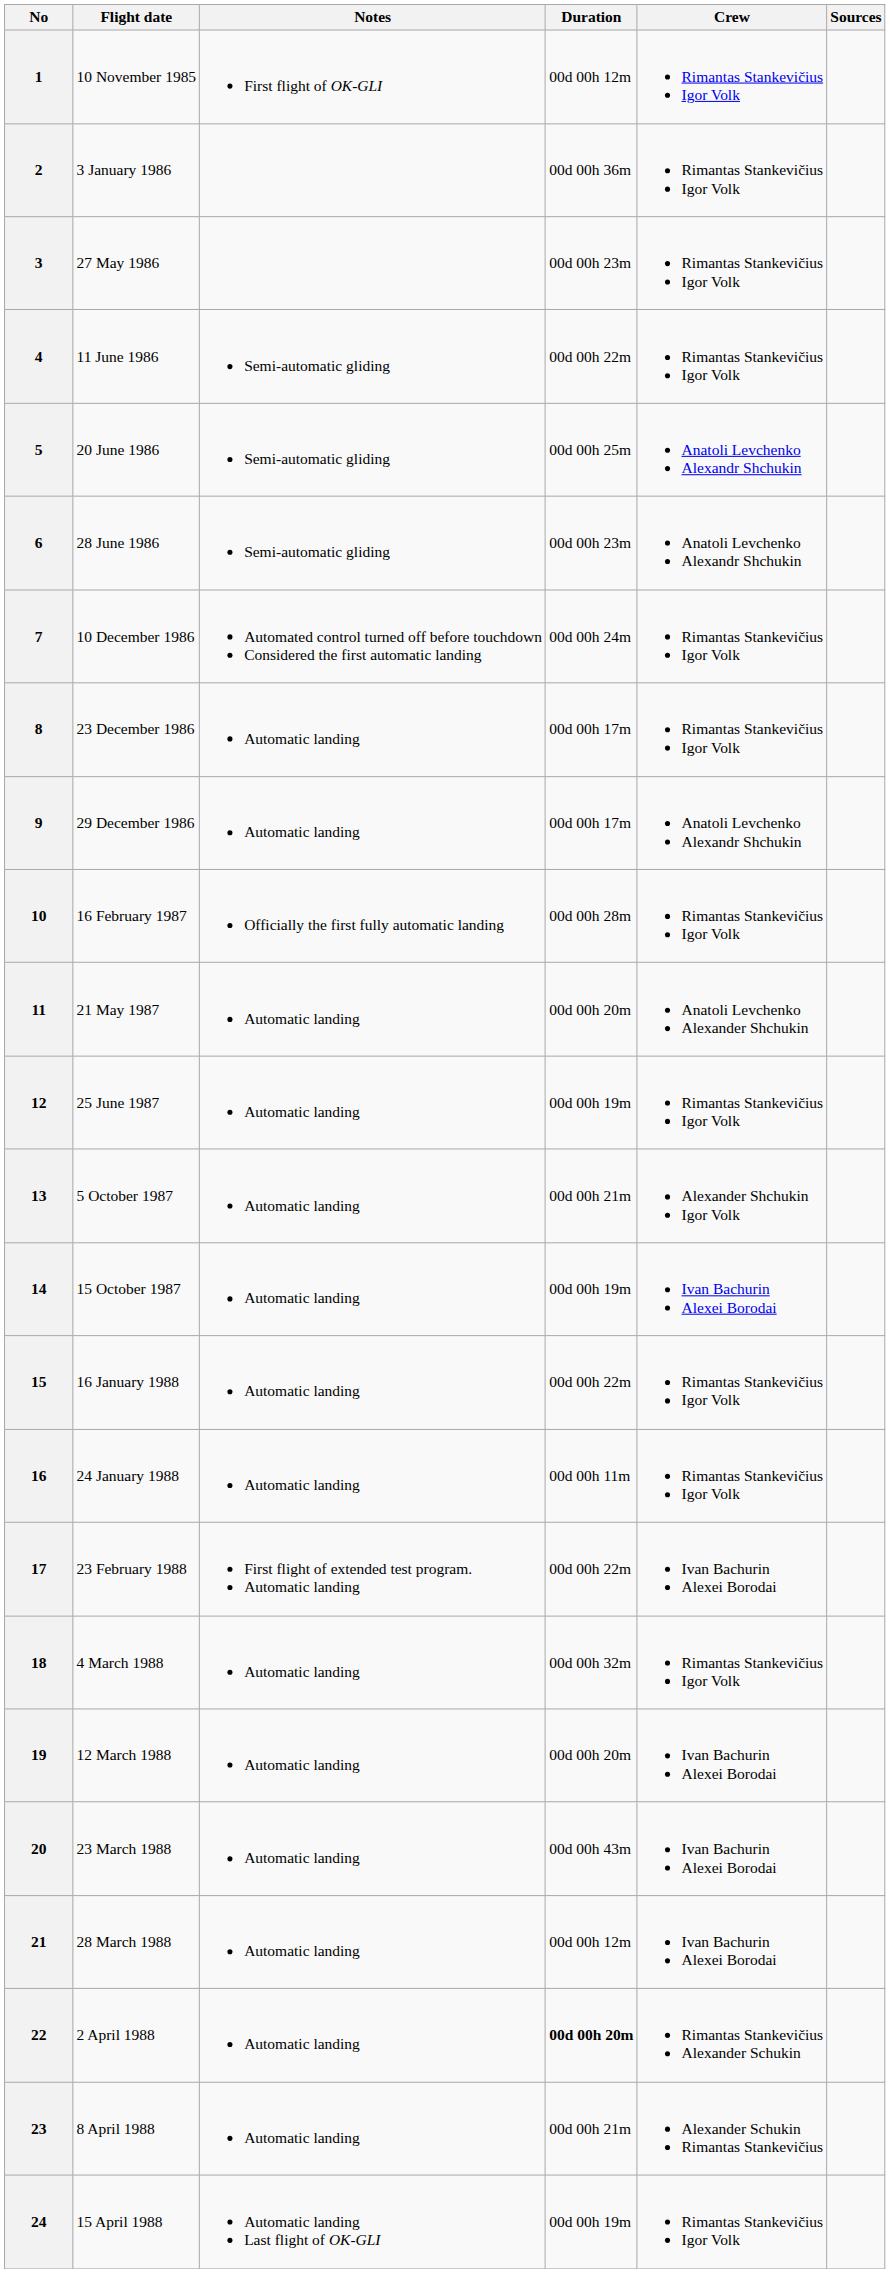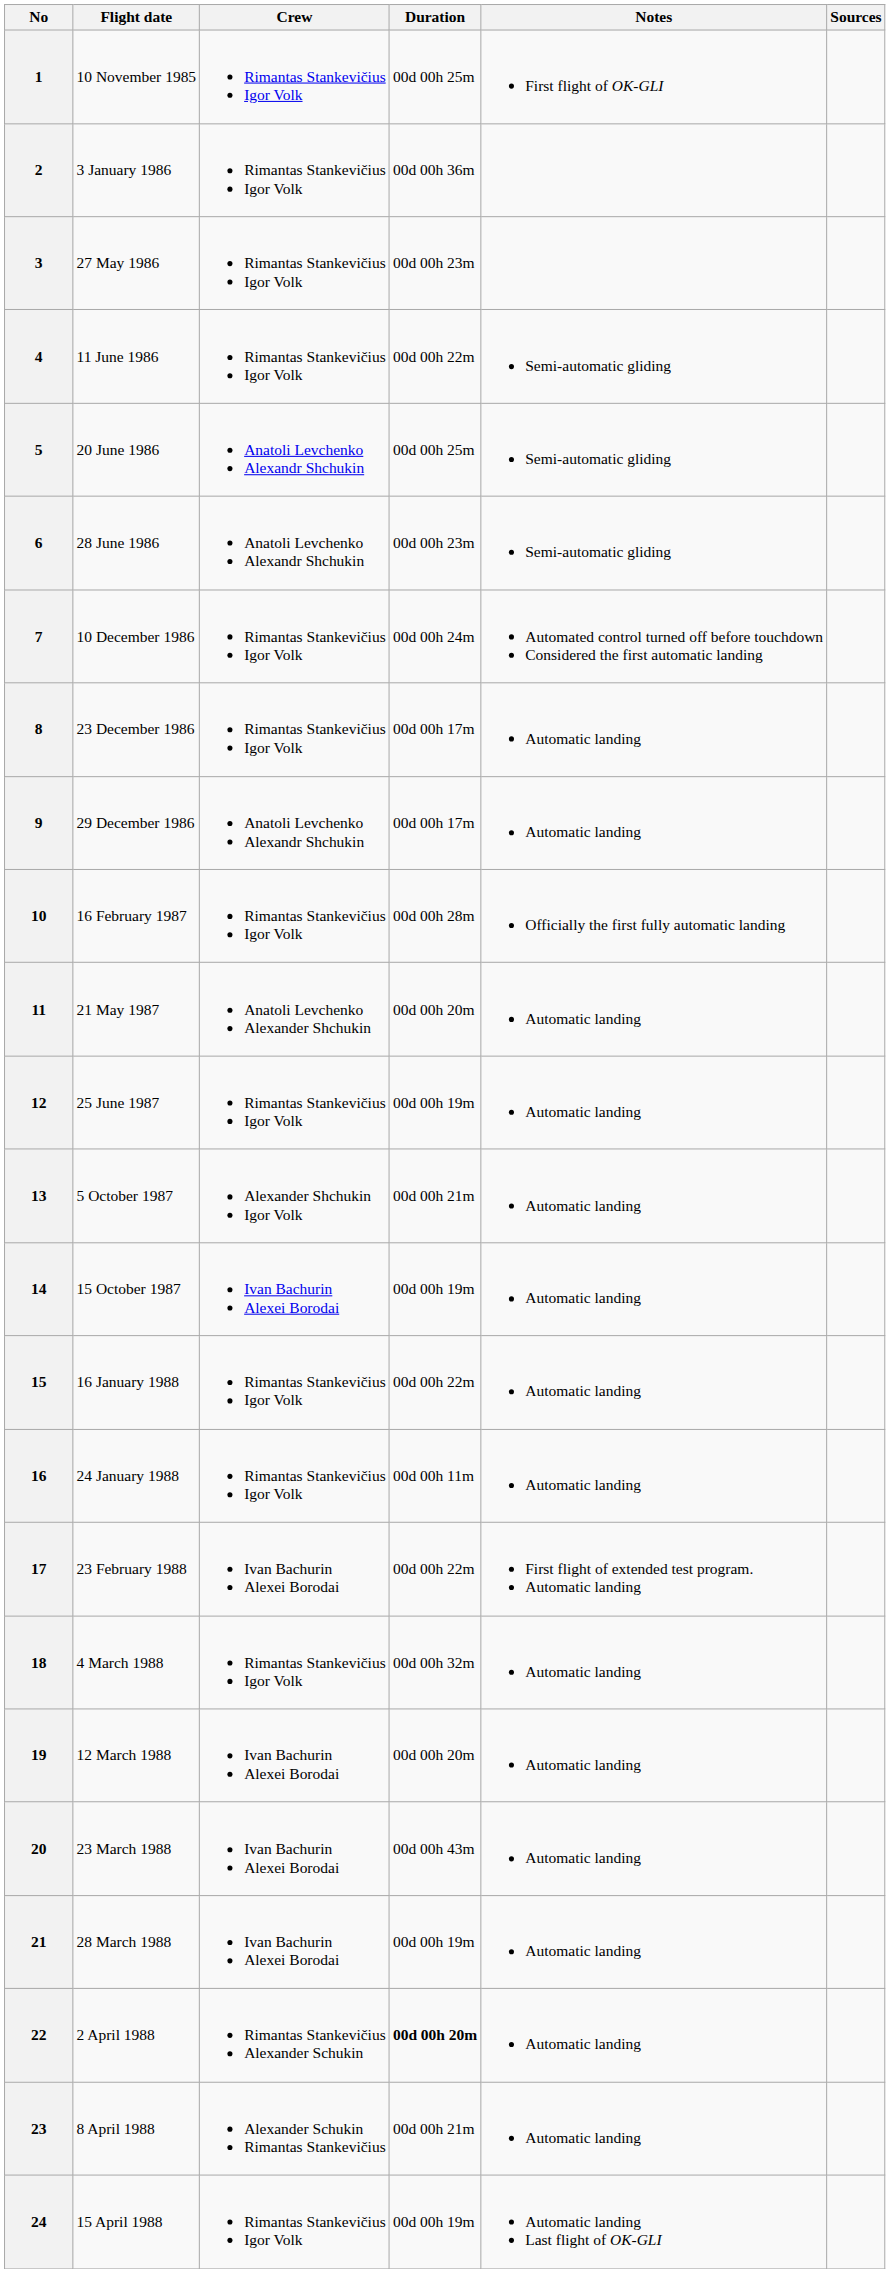columns swapped: (732, 17) <-> (373, 17)
(590, 76) 00d 00h 12m -> (434, 76) 00d 00h 25m
(590, 1942) 00d 00h 12m -> (434, 1942) 00d 00h 19m
